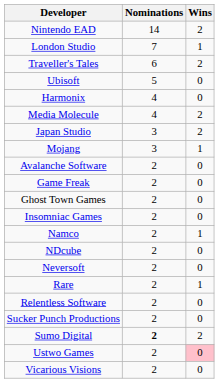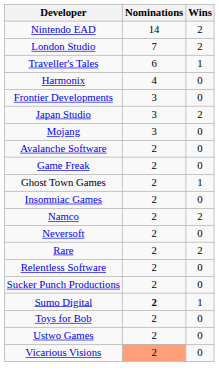(200, 47) 1 -> (200, 47) 2
(200, 64) 2 -> (200, 64) 1
- row: (63, 81)
- row: (63, 115)
+ row: (63, 98)
(200, 149) 1 -> (200, 132) 0
(200, 200) 0 -> (200, 183) 1
(200, 234) 1 -> (200, 217) 2
- row: (63, 251)
(200, 285) 1 -> (200, 251) 2
(200, 336) 2 -> (200, 302) 1
+ row: (63, 319)
(200, 353) pink background -> (200, 336) no background
(154, 370) no background -> (154, 353) lightsalmon background
